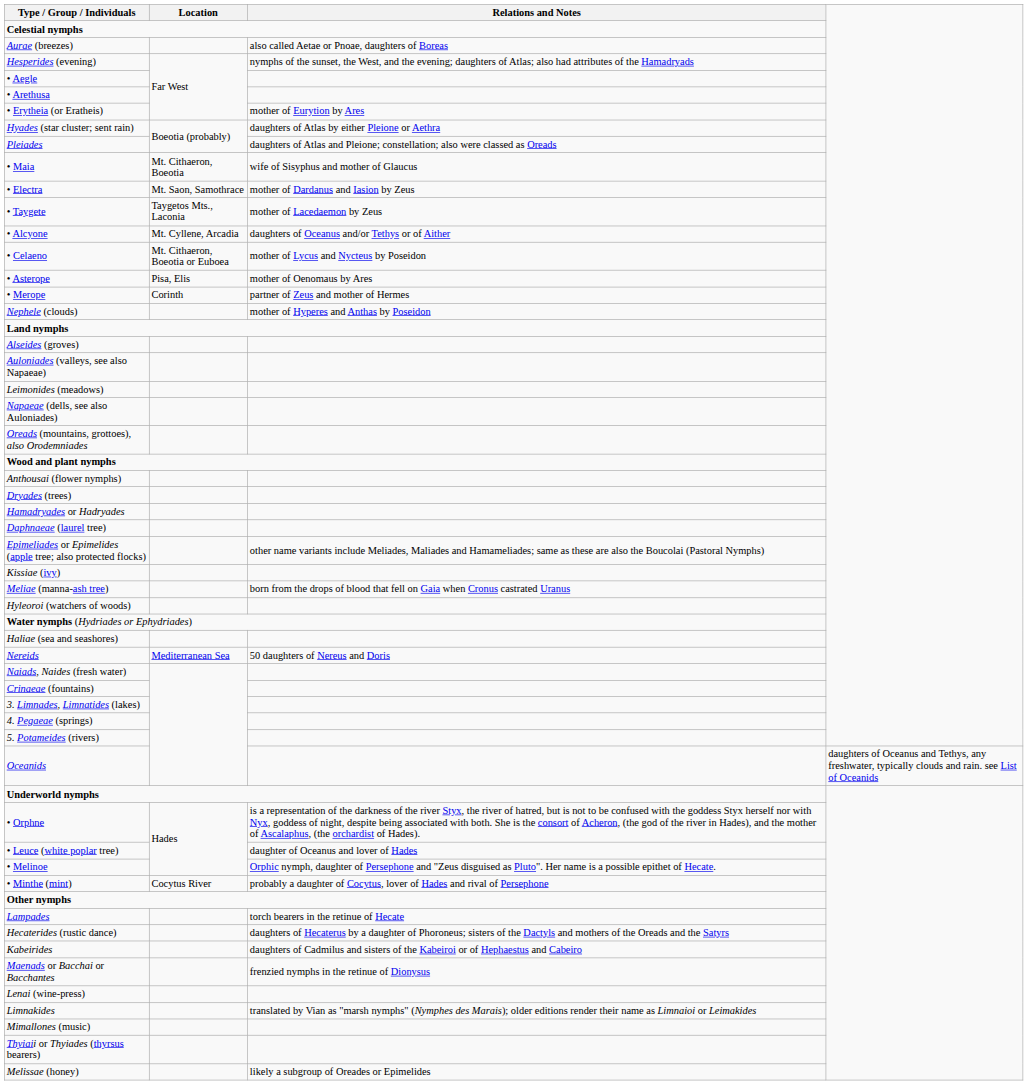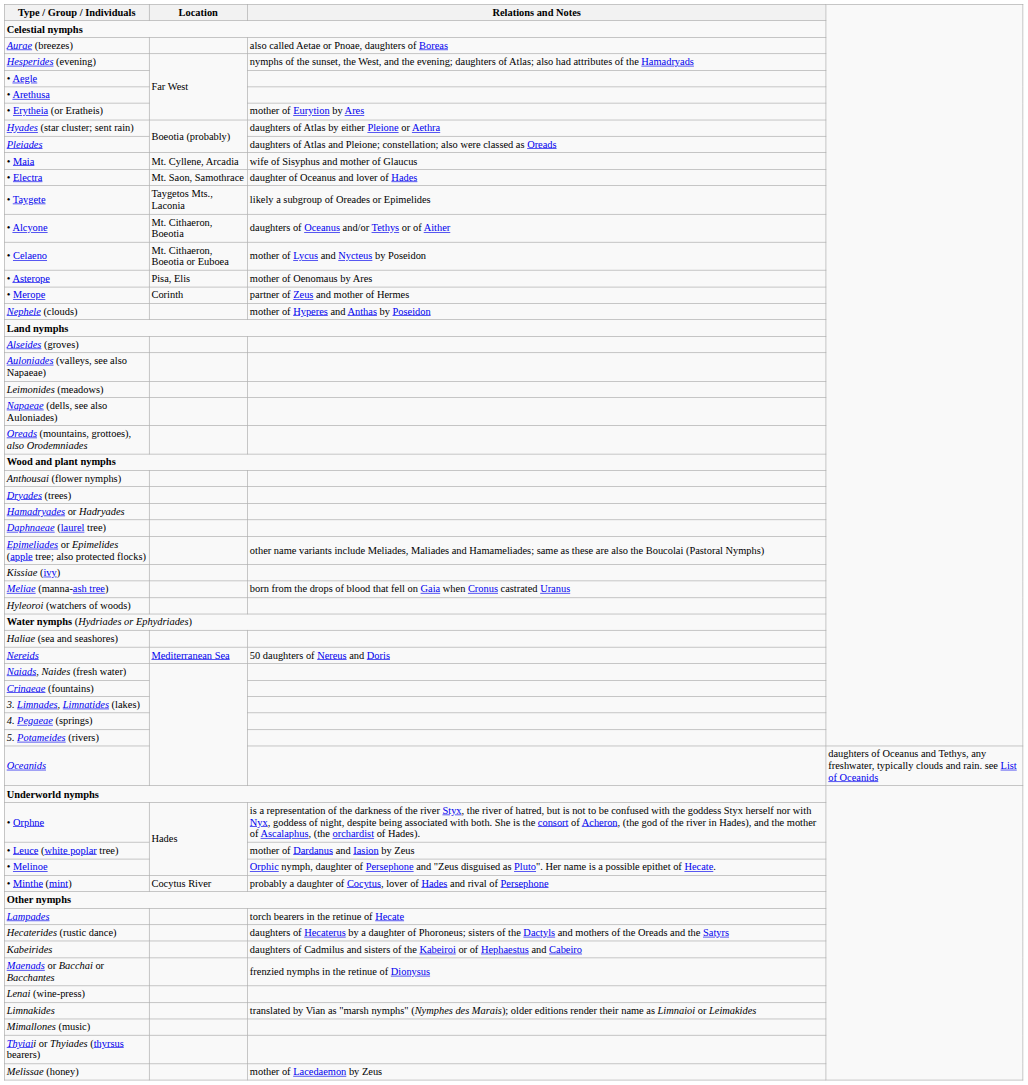(182, 167) Mt. Cithaeron, Boeotia -> (195, 161) Mt. Cyllene, Arcadia
(332, 189) mother of Dardanus and Iasion by Zeus -> (334, 177) daughter of Oceanus and lover of Hades
(316, 211) mother of Lacedaemon by Zeus -> (340, 200) likely a subgroup of Oreades or Epimelides
(195, 234) Mt. Cyllene, Arcadia -> (182, 228) Mt. Cithaeron, Boeotia
(334, 850) daughter of Oceanus and lover of Hades -> (332, 850) mother of Dardanus and Iasion by Zeus
(340, 1072) likely a subgroup of Oreades or Epimelides -> (316, 1072) mother of Lacedaemon by Zeus
